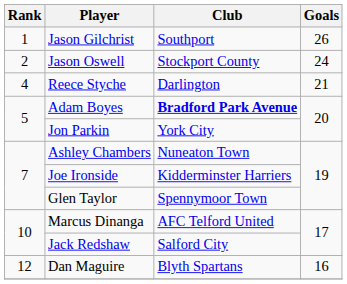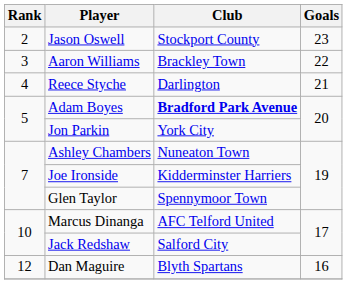- row: (91, 38)
(321, 61) 24 -> (321, 38) 23
+ row: (94, 61)
